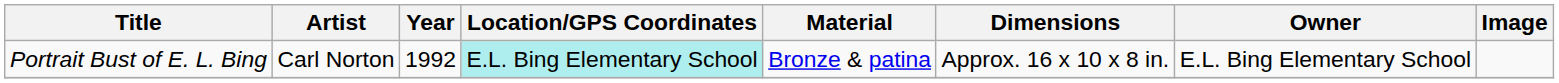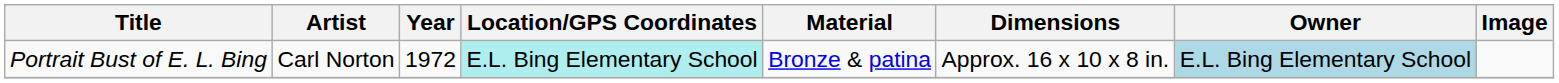(430, 58) 1992 -> (430, 58) 1972
(1325, 58) no background -> (1325, 58) lightblue background
